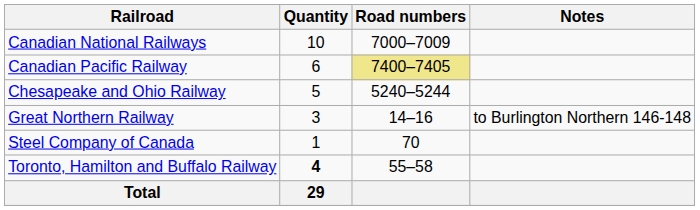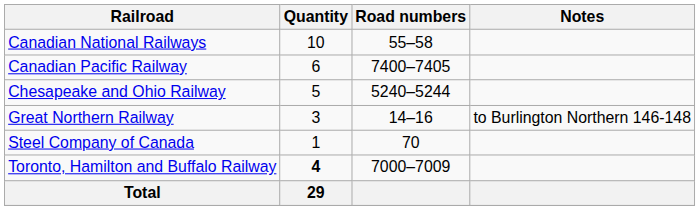(411, 42) 7000–7009 -> (411, 42) 55–58
(411, 67) khaki background -> (411, 67) no background
(411, 167) 55–58 -> (411, 167) 7000–7009
